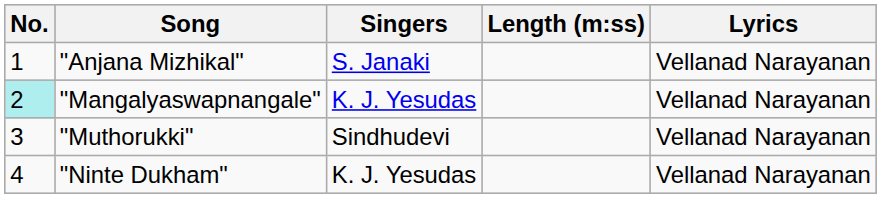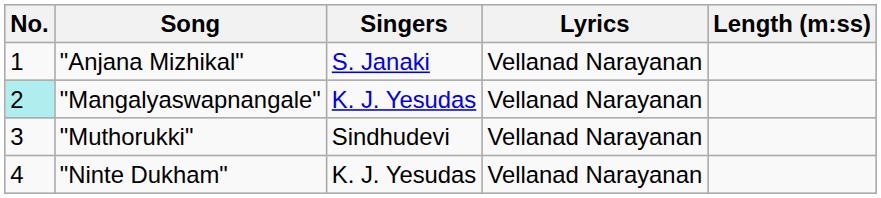columns swapped: (763, 24) <-> (566, 24)
